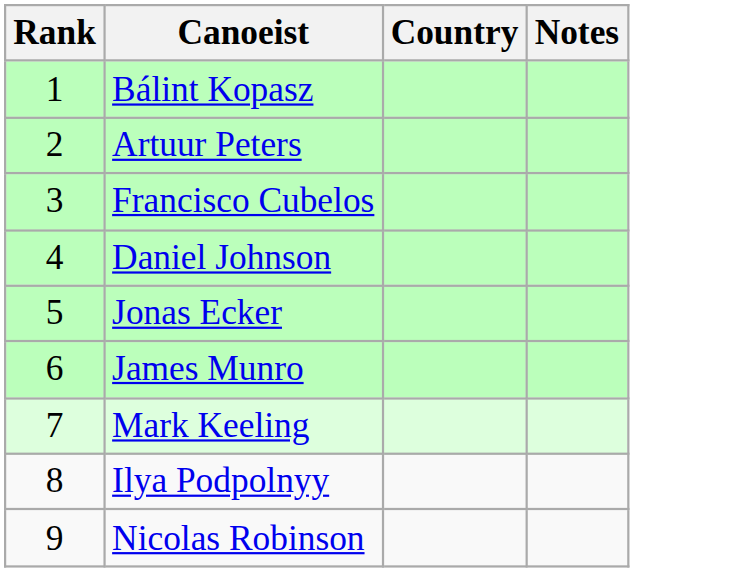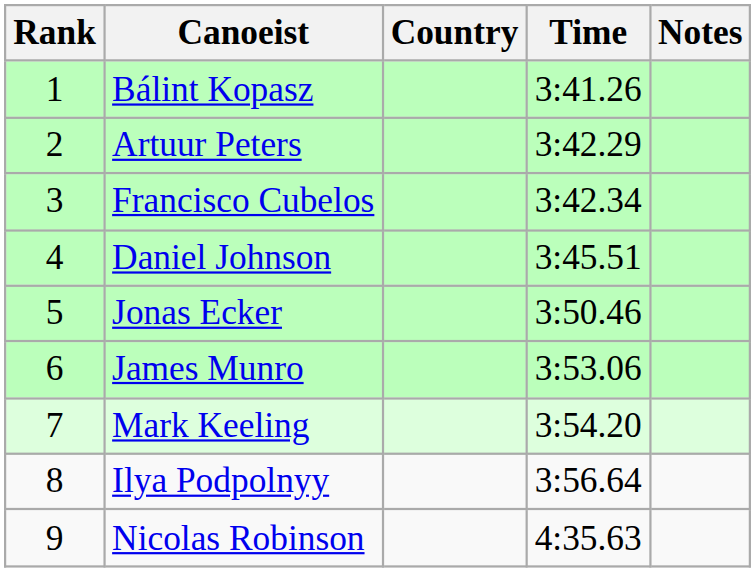+ column: (588, 32)
